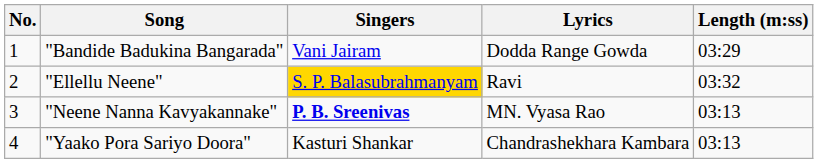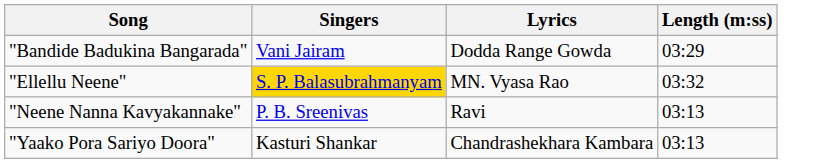- column: (23, 20)
(504, 81) Ravi -> (510, 81) MN. Vyasa Rao
(351, 112) bold -> (312, 112) normal
(546, 112) MN. Vyasa Rao -> (468, 112) Ravi
